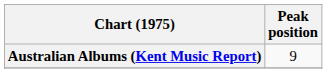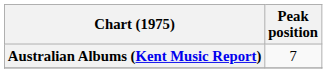(293, 56) 9 -> (293, 56) 7
